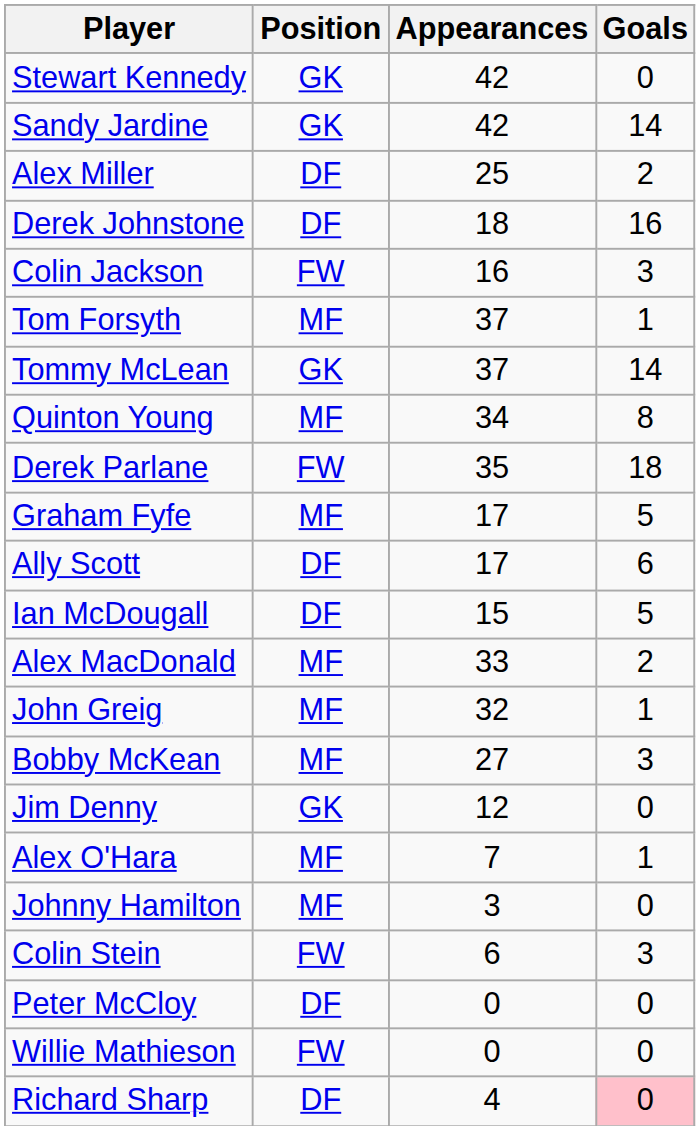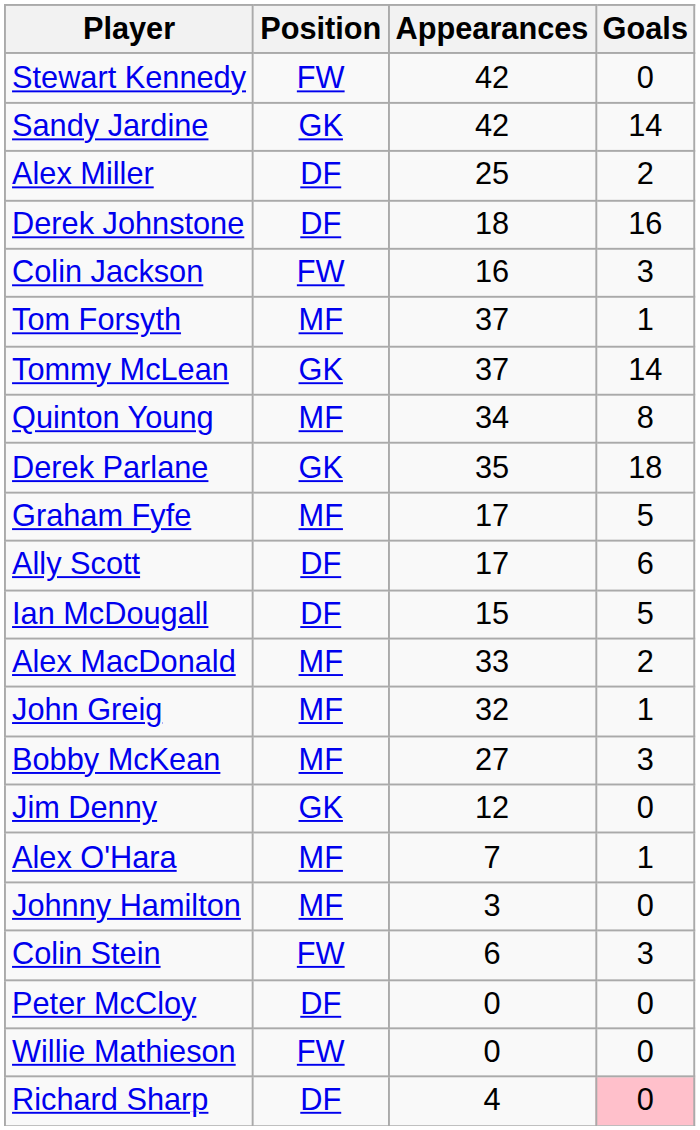(321, 77) GK -> (321, 77) FW
(321, 467) FW -> (321, 467) GK
